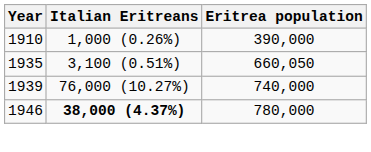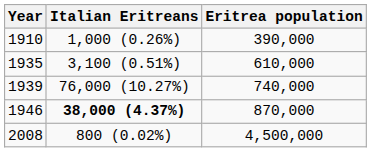(284, 64) 660,050 -> (284, 64) 610,000
(284, 111) 780,000 -> (284, 111) 870,000
+ row: (26, 135)
